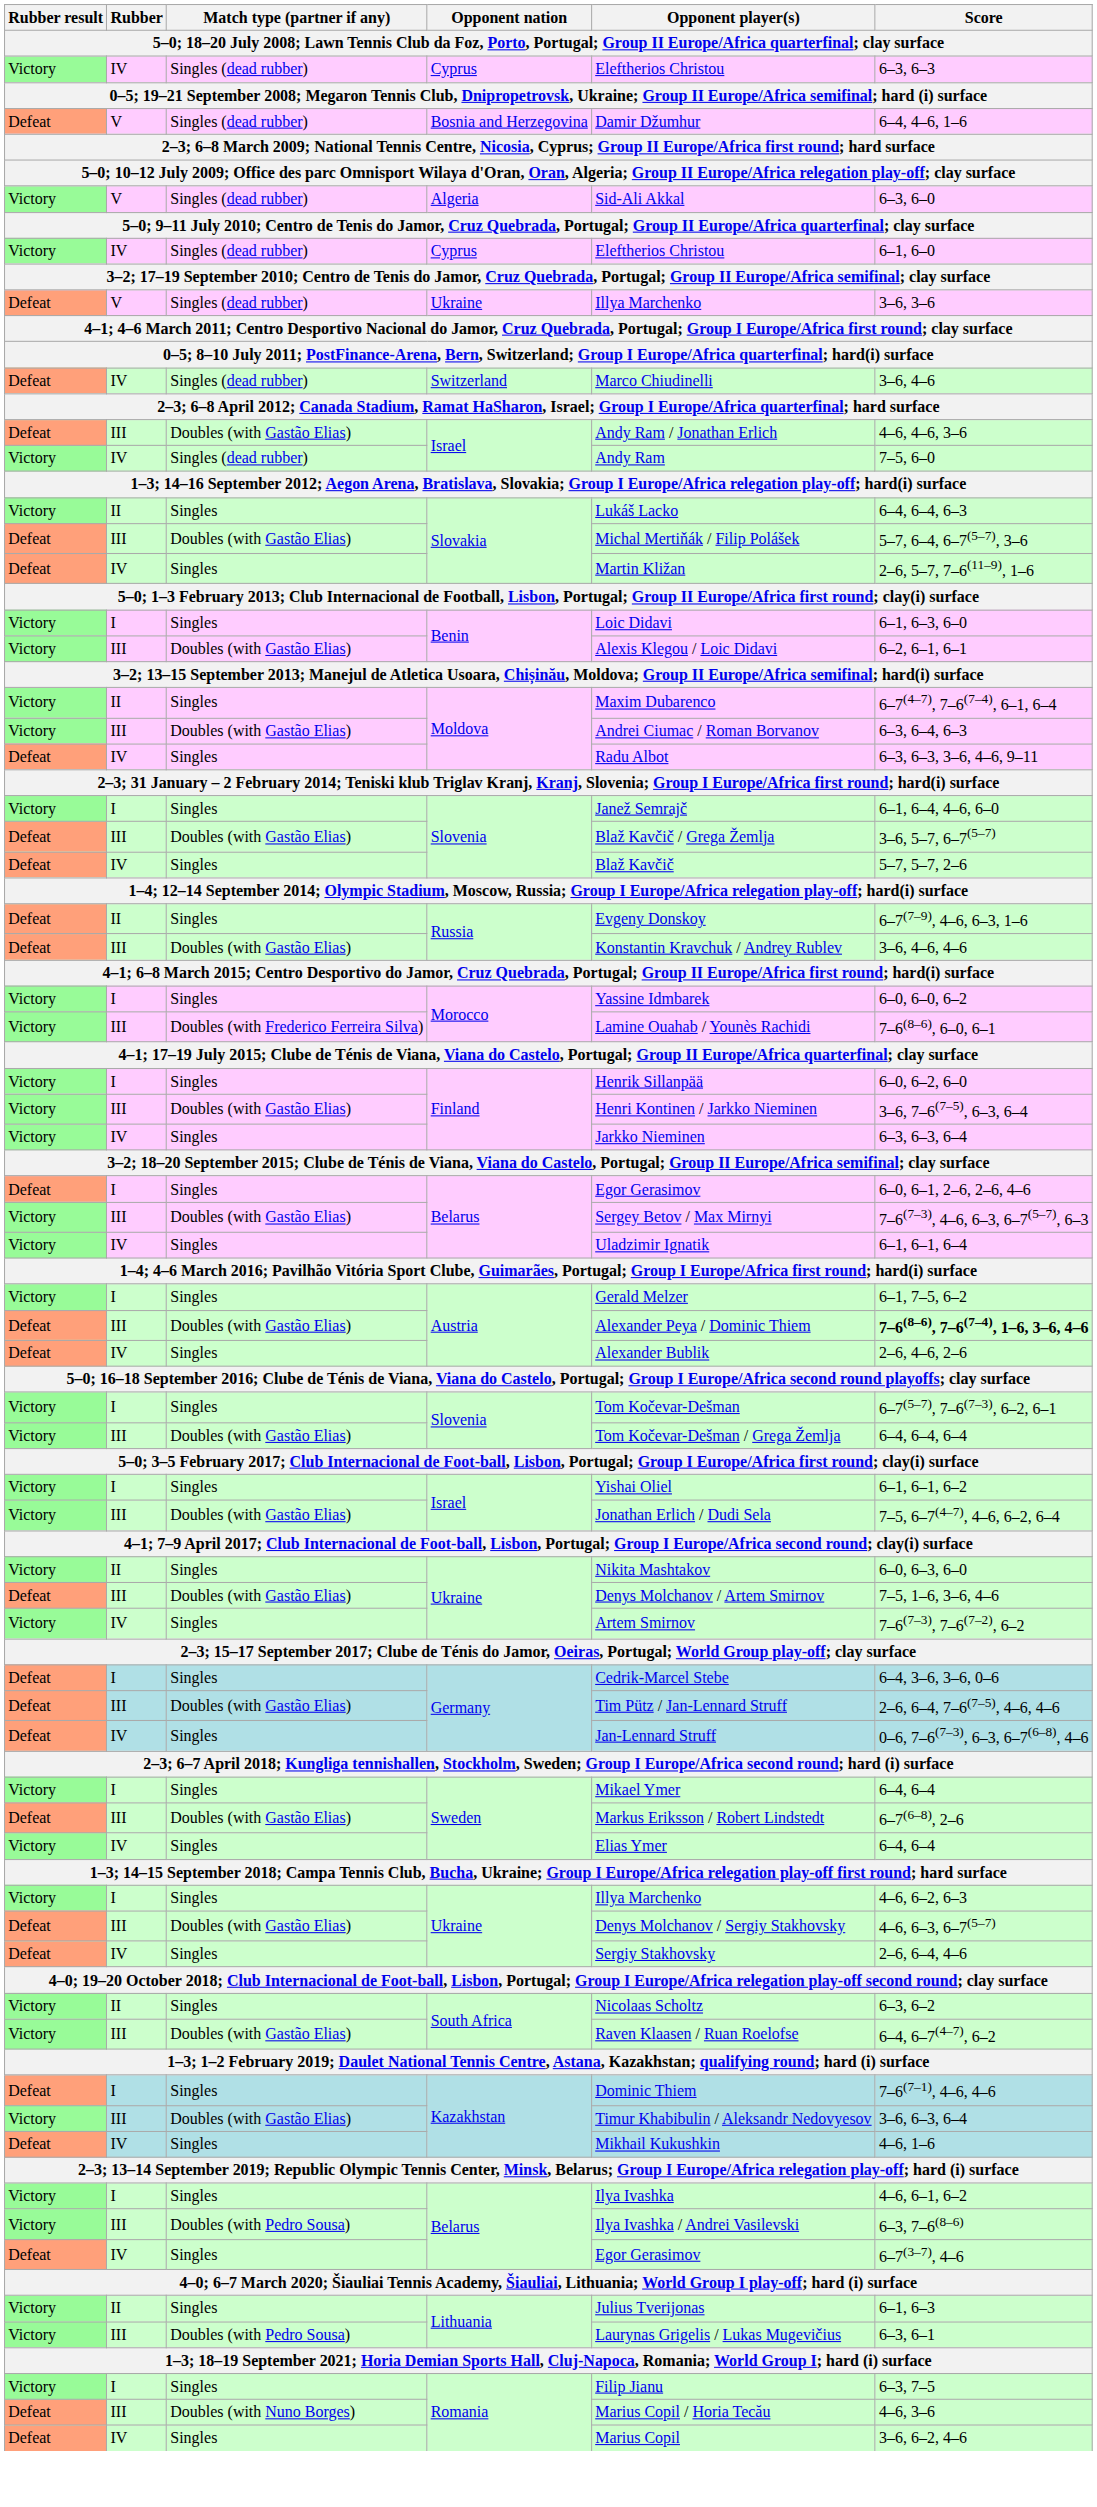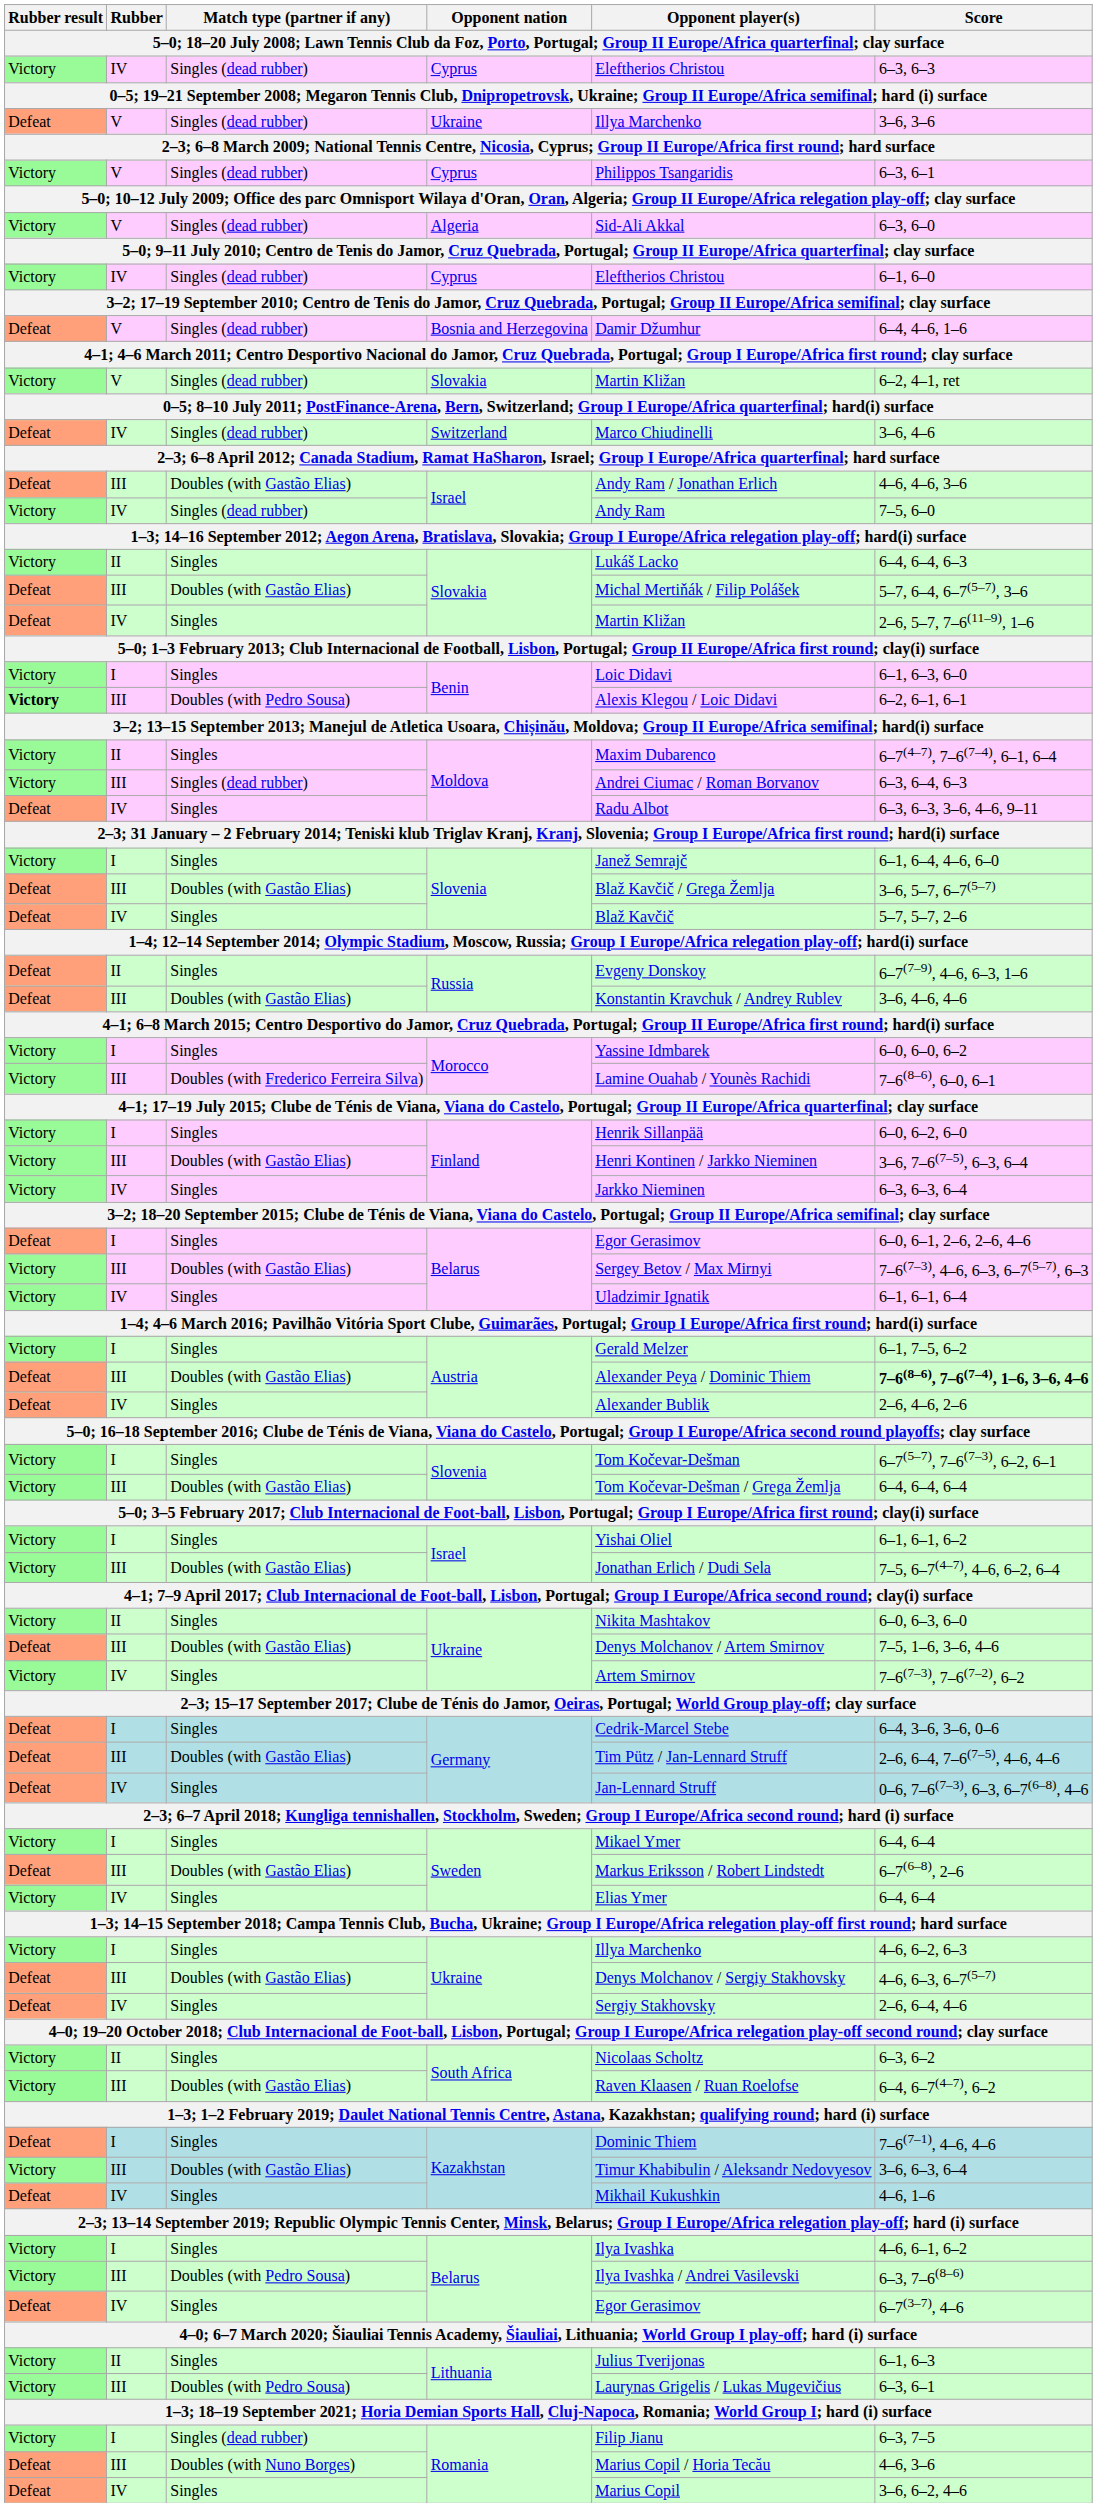rows swapped: (116, 302) <-> (116, 120)
+ row: (116, 172)
+ row: (116, 380)
(32, 648) normal -> (34, 700) bold
(261, 648) Doubles (with Gastão Elias) -> (260, 700) Doubles (with Pedro Sousa)
(261, 730) Doubles (with Gastão Elias) -> (239, 782) Singles (dead rubber)
(194, 2385) Singles -> (239, 2437) Singles (dead rubber)
